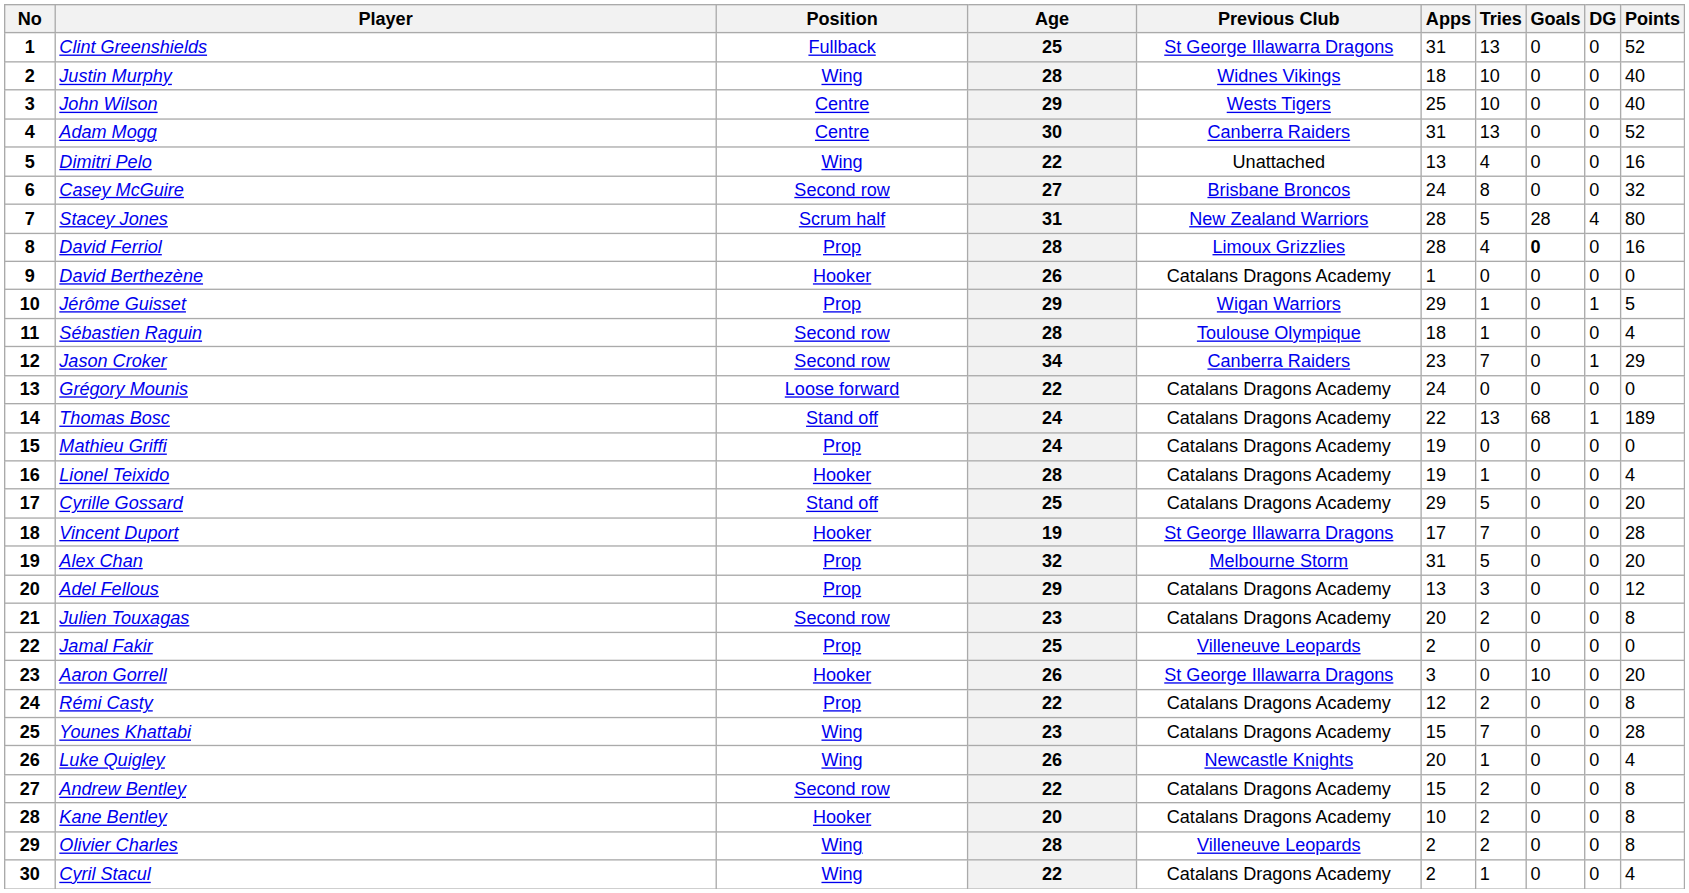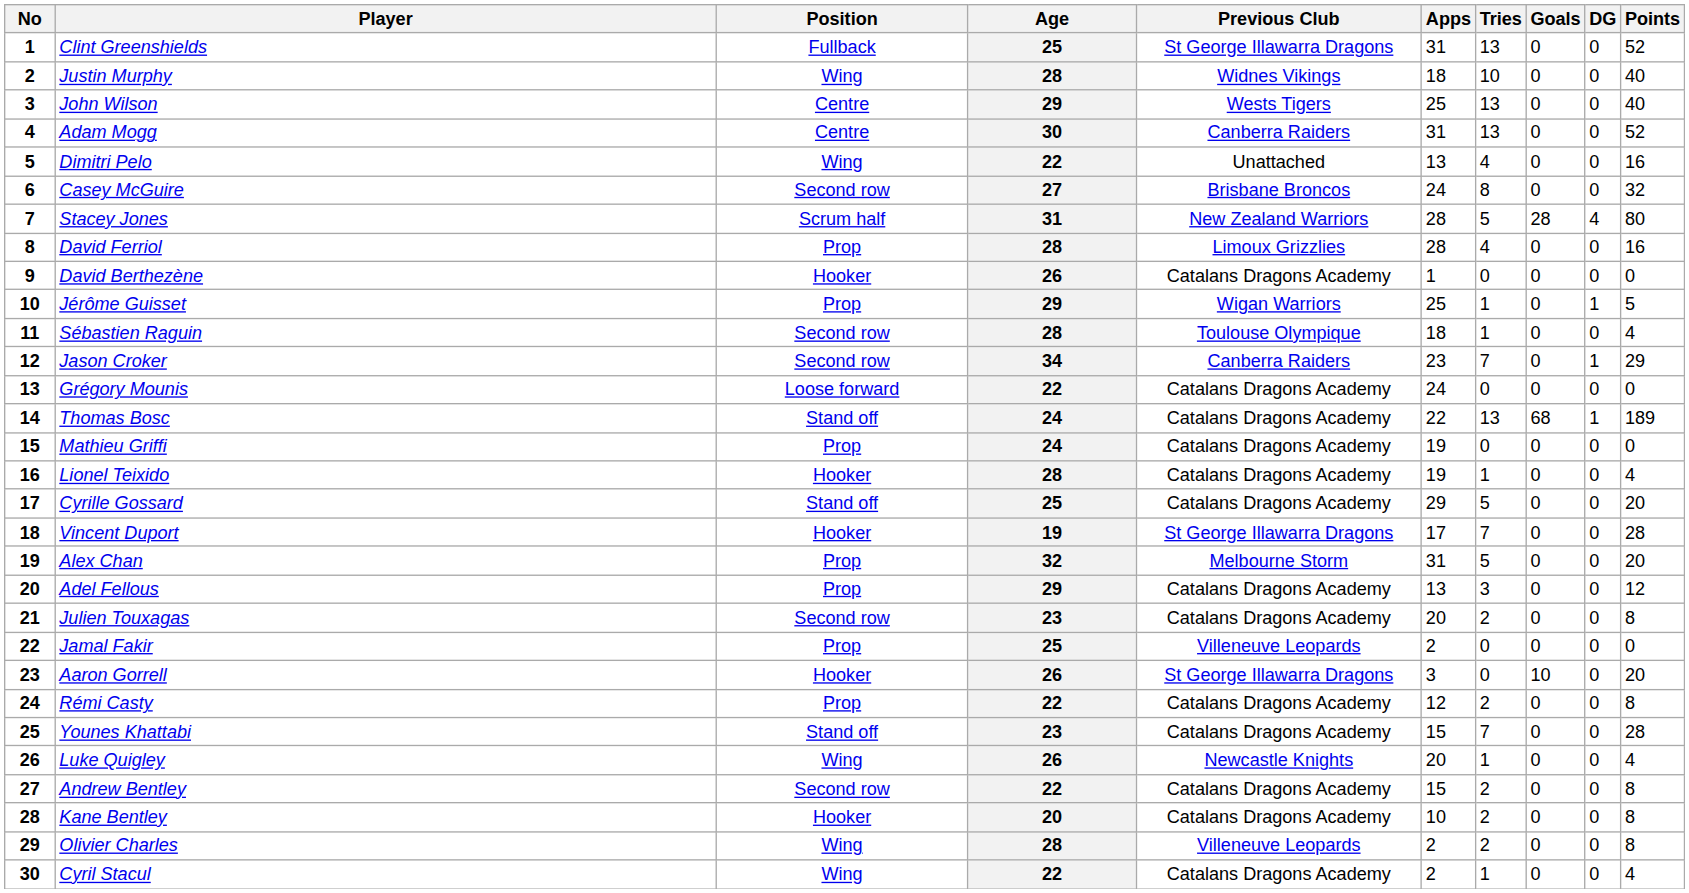(1490, 104) 10 -> (1490, 104) 13
(1535, 247) bold -> (1535, 247) normal
(1436, 304) 29 -> (1436, 304) 25
(842, 731) Wing -> (842, 731) Stand off
